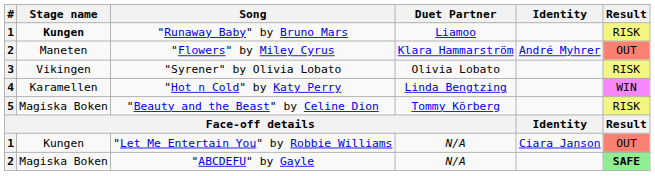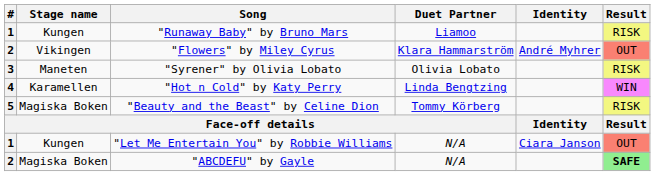(64, 32) bold -> (64, 32) normal
(64, 51) Maneten -> (64, 51) Vikingen
(64, 69) Vikingen -> (64, 69) Maneten
